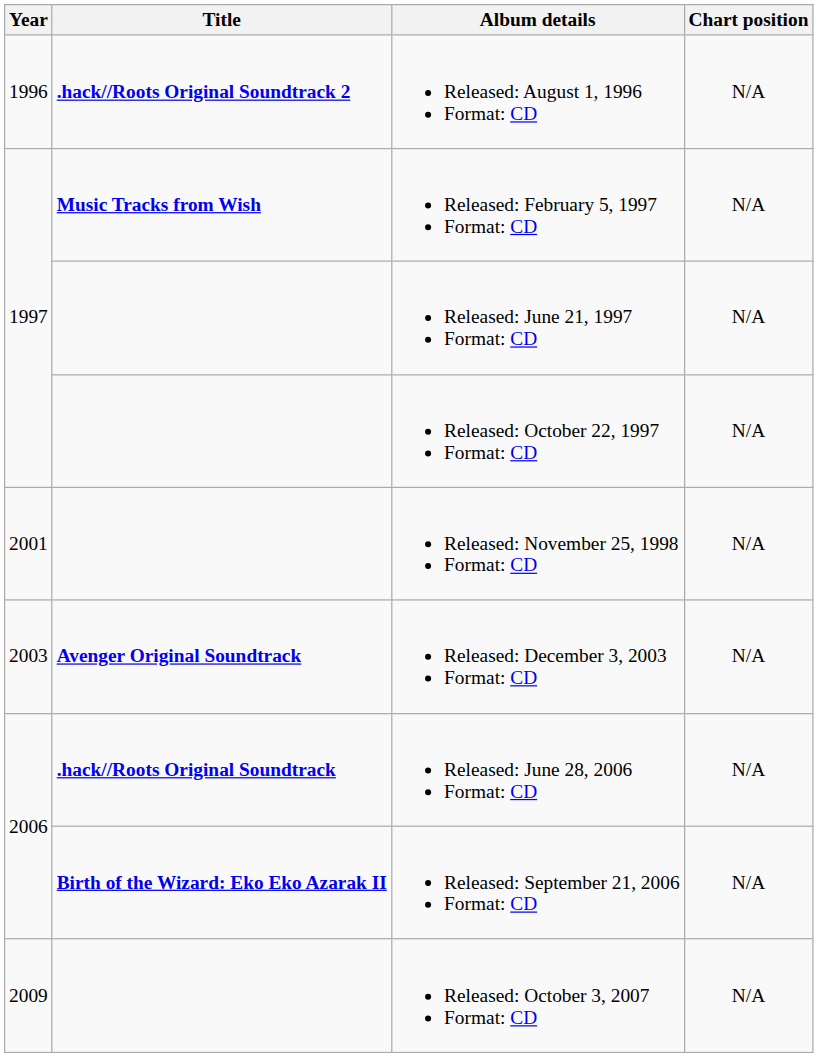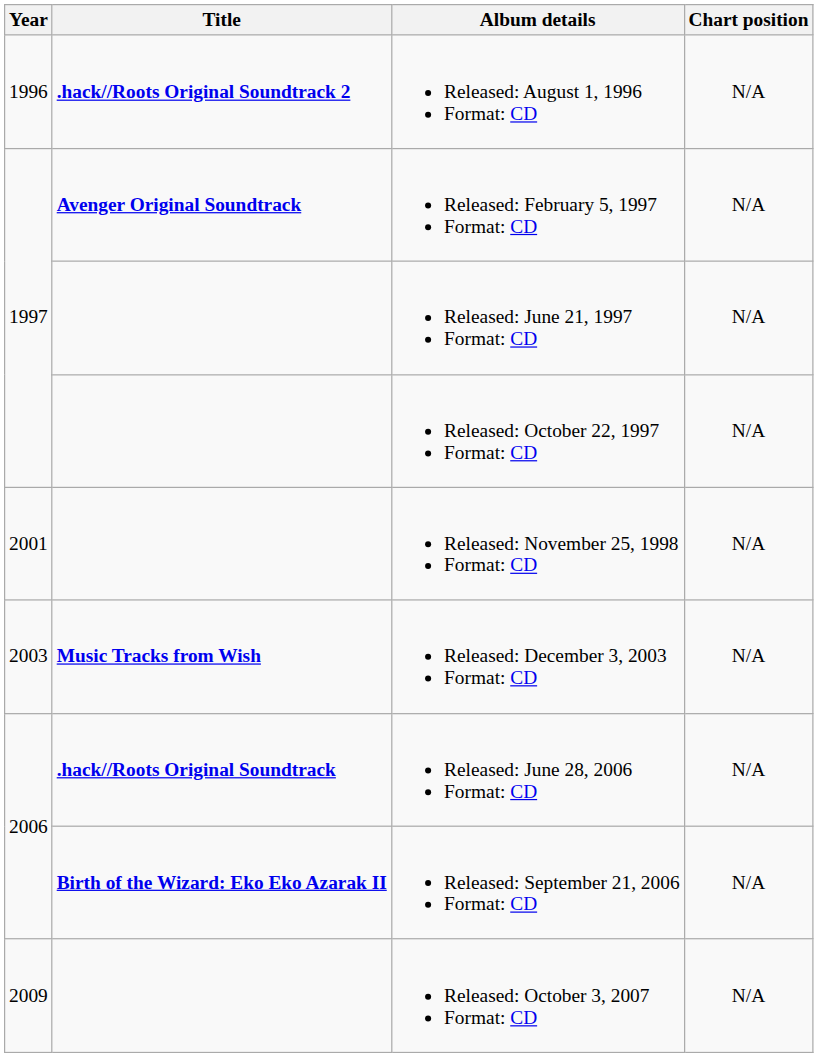(159, 204) Music Tracks from Wish -> (179, 204) Avenger Original Soundtrack
(179, 656) Avenger Original Soundtrack -> (159, 656) Music Tracks from Wish
